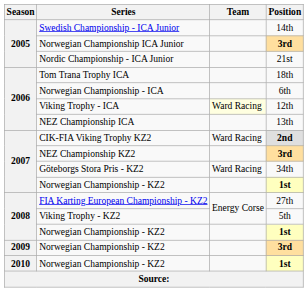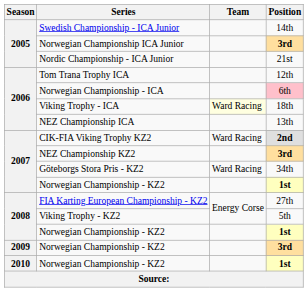(285, 74) 18th -> (285, 74) 12th
(285, 90) no background -> (285, 90) pink background
(285, 106) 12th -> (285, 106) 18th
